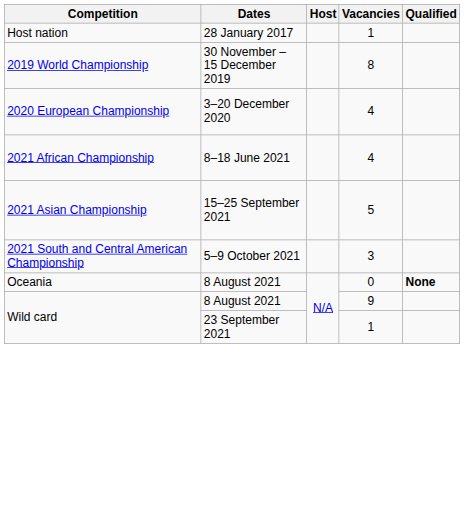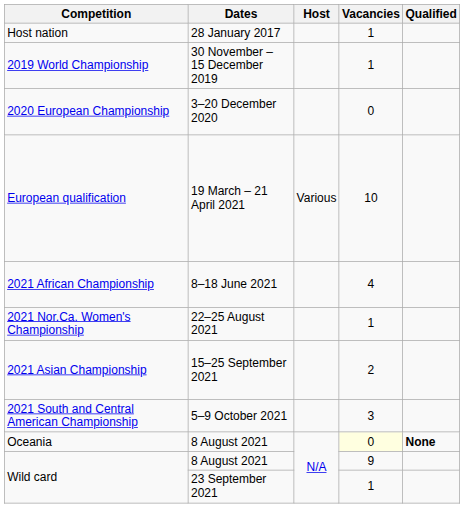(371, 65) 8 -> (371, 65) 1
(371, 111) 4 -> (371, 111) 0
+ row: (67, 198)
+ row: (69, 323)
(371, 210) 5 -> (371, 369) 2
(371, 282) no background -> (371, 441) lightyellow background
